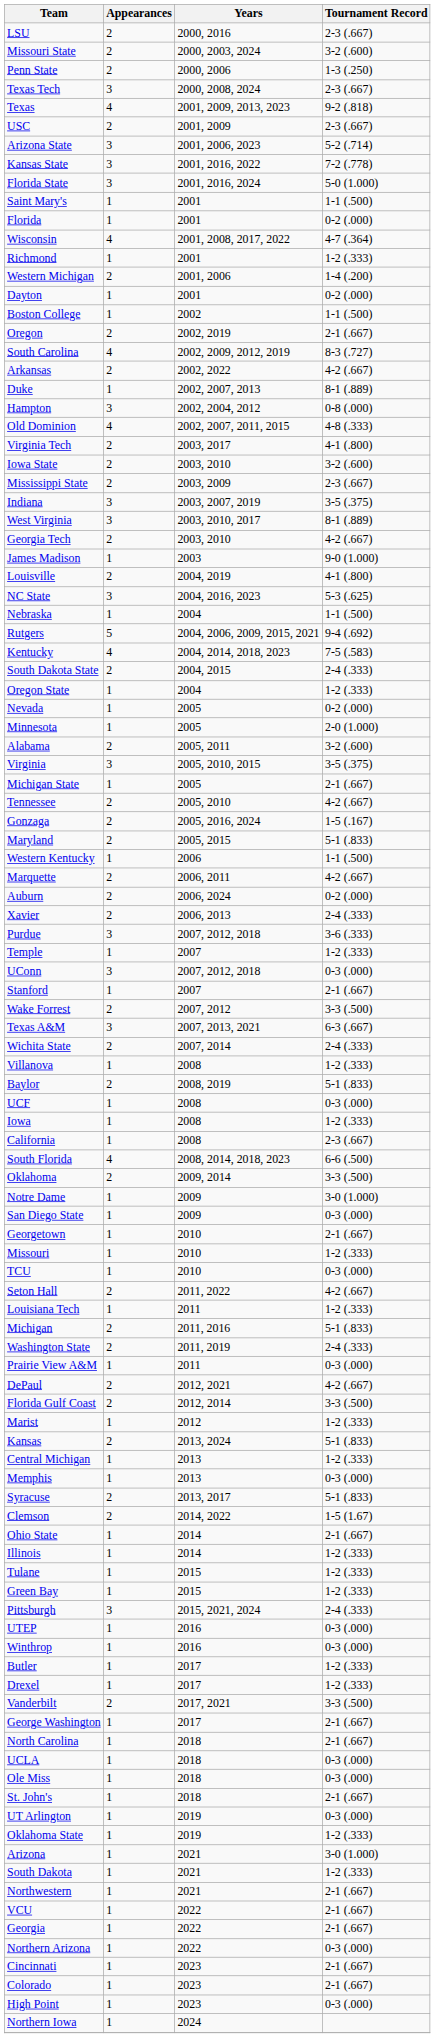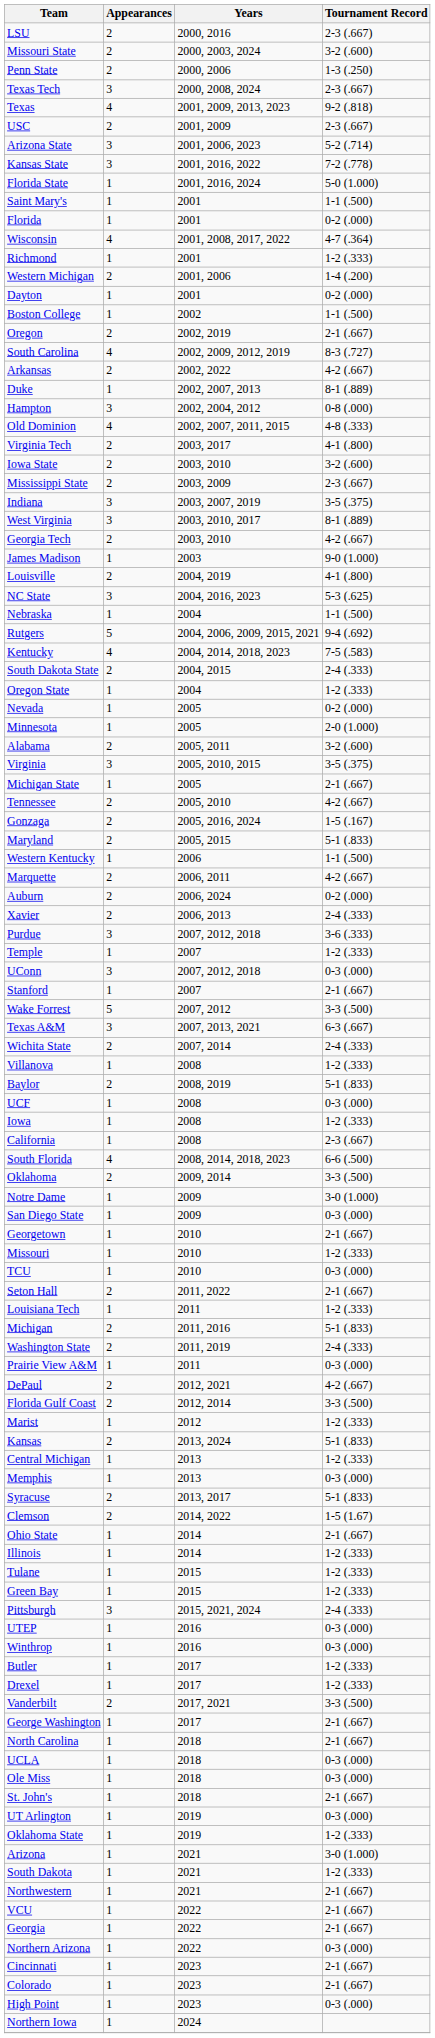(109, 182) 3 -> (109, 182) 1
(109, 1009) 2 -> (109, 1009) 5
(349, 1290) 4-2 (.667) -> (349, 1290) 2-1 (.667)
